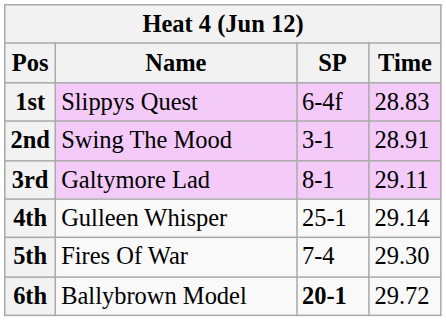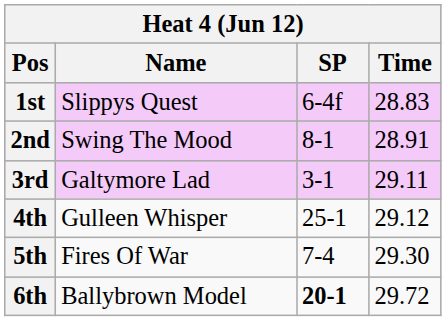(318, 140) 3-1 -> (318, 140) 8-1
(318, 179) 8-1 -> (318, 179) 3-1
(402, 218) 29.14 -> (402, 218) 29.12
